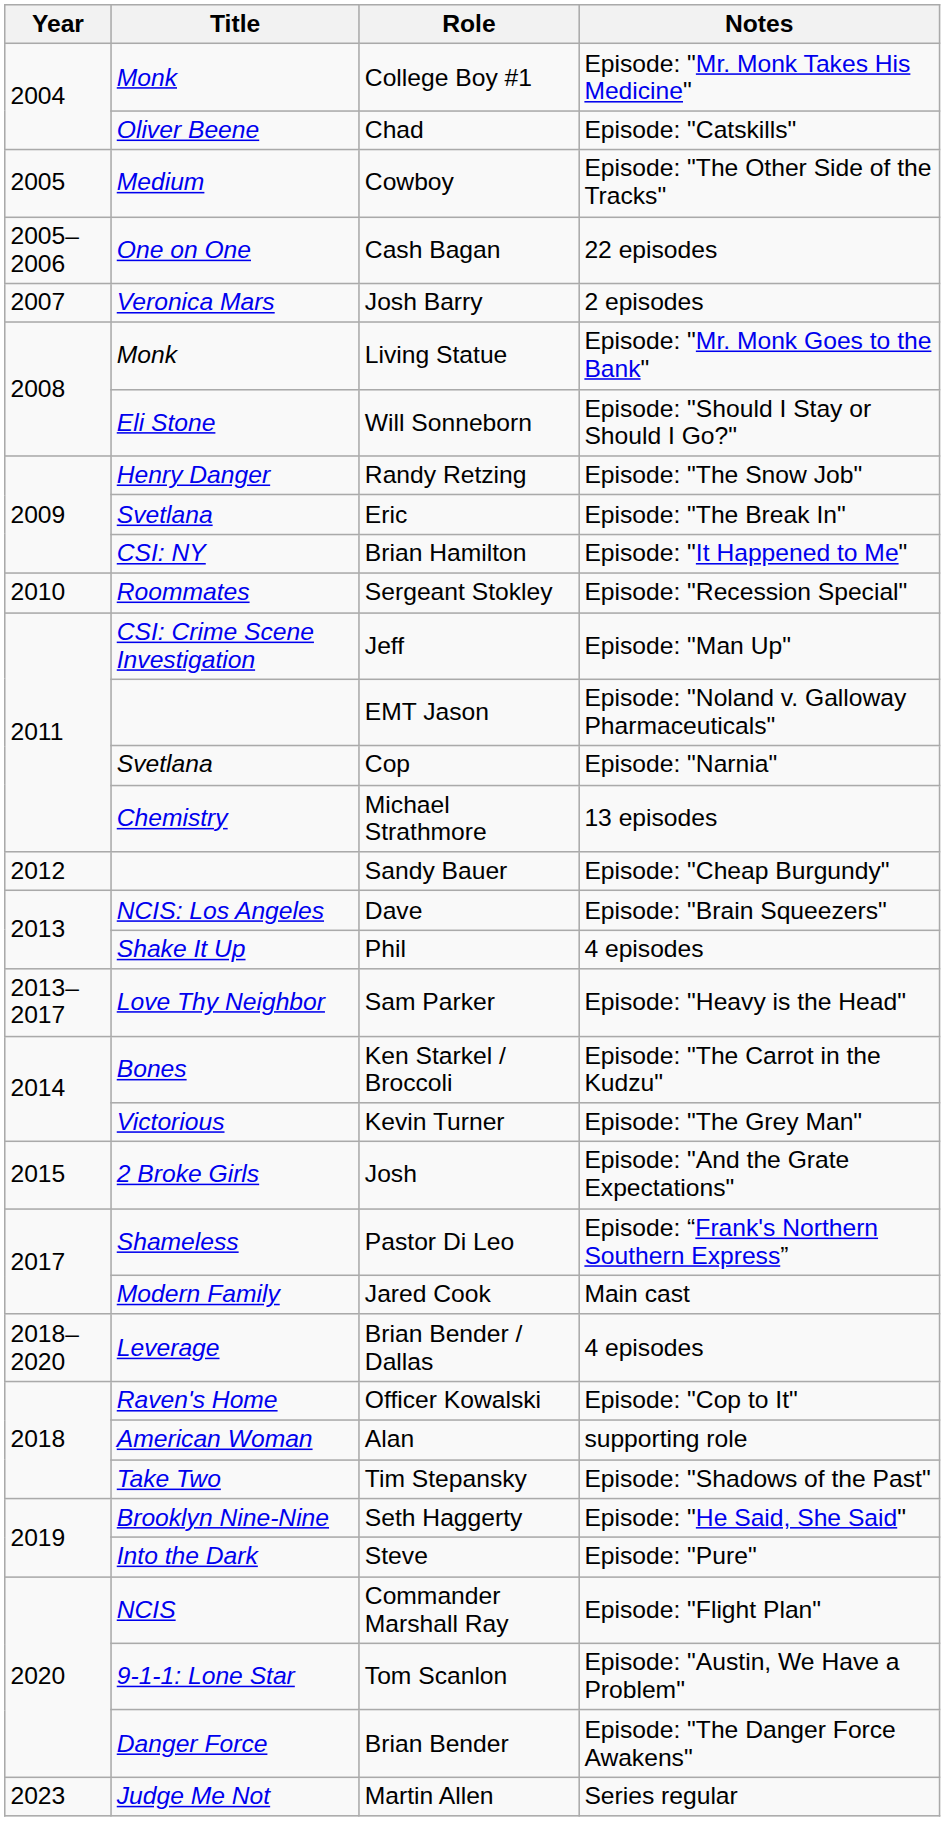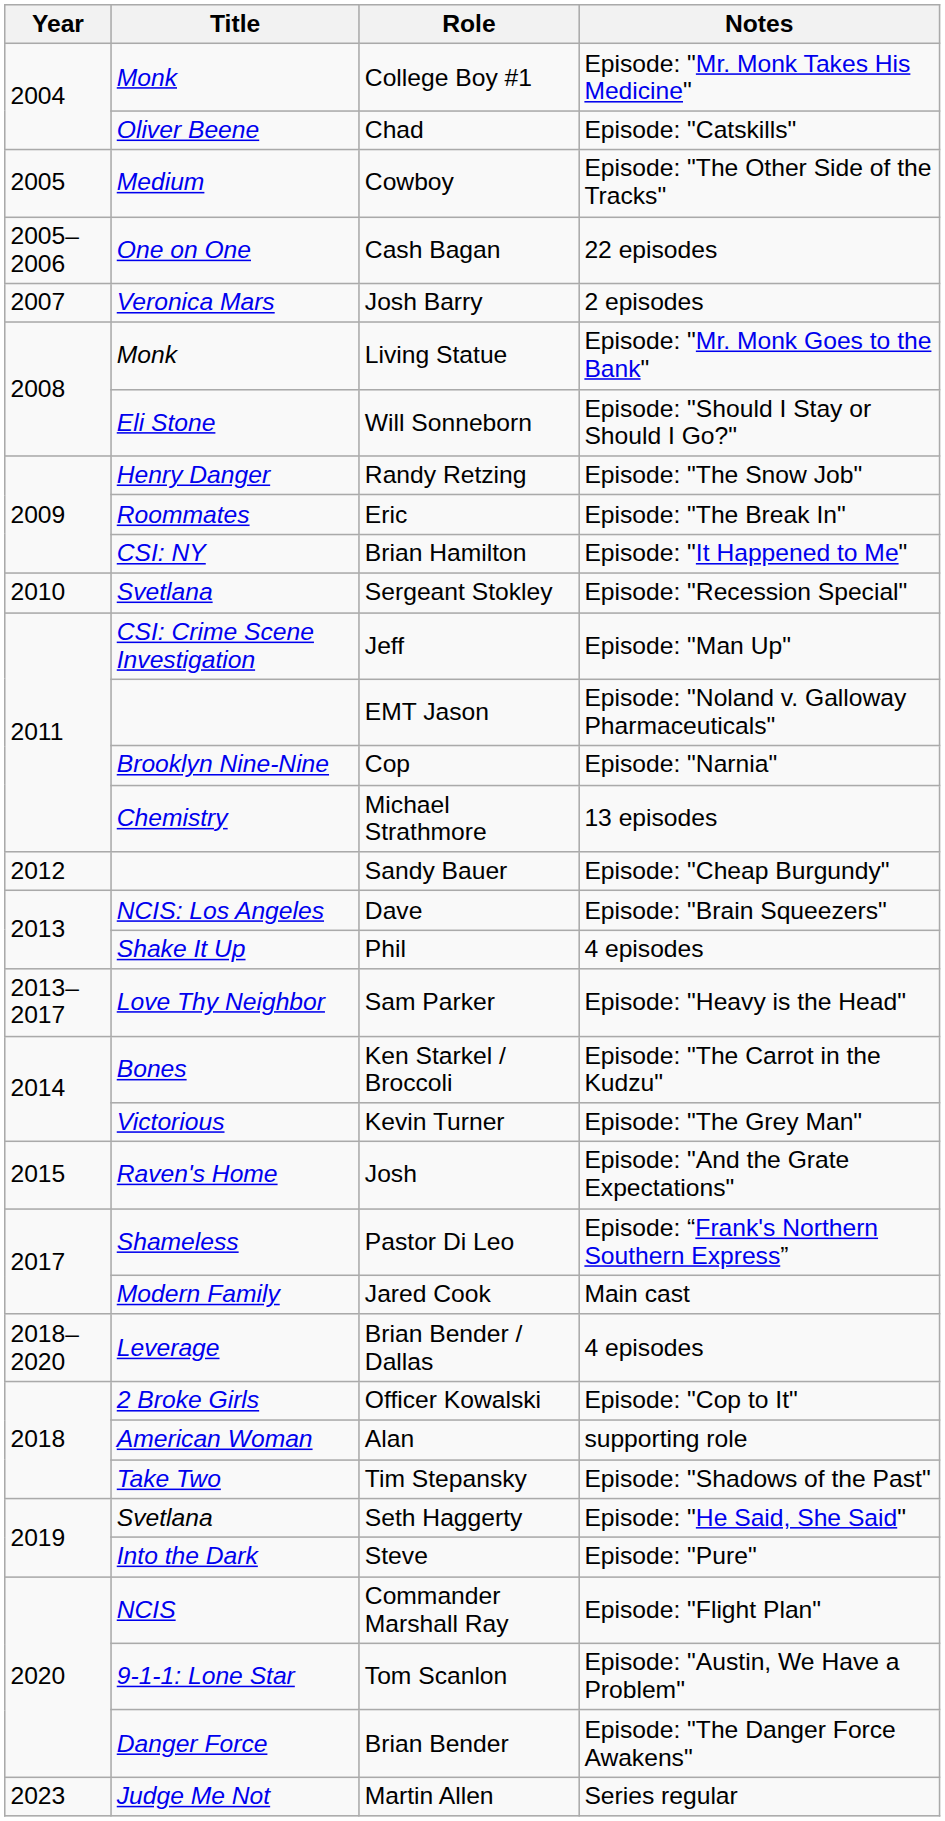(165, 514) Svetlana -> (183, 514) Roommates
(183, 592) Roommates -> (165, 592) Svetlana
(165, 765) Svetlana -> (223, 765) Brooklyn Nine-Nine
(188, 1174) 2 Broke Girls -> (197, 1174) Raven's Home
(197, 1400) Raven's Home -> (188, 1400) 2 Broke Girls
(223, 1517) Brooklyn Nine-Nine -> (165, 1517) Svetlana
